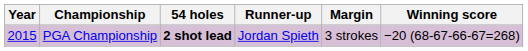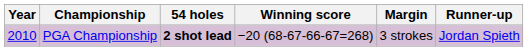columns swapped: (452, 14) <-> (278, 14)
(22, 35) 2015 -> (22, 35) 2010
